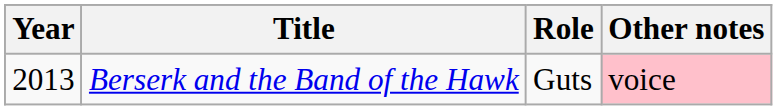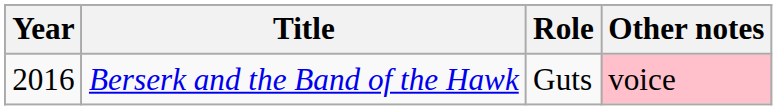(43, 78) 2013 -> (43, 78) 2016
